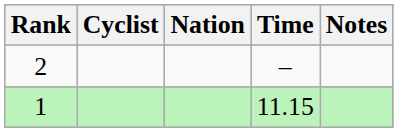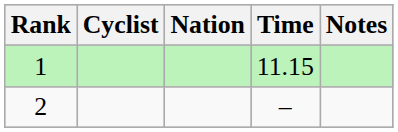rows swapped: (41, 106) <-> (41, 65)
